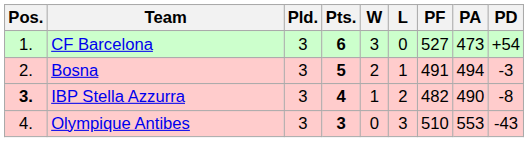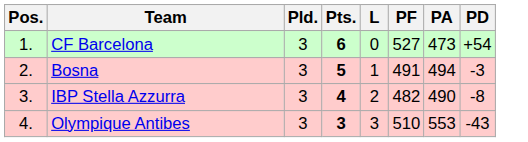- column: (374, 17)
(26, 96) bold -> (26, 96) normal
